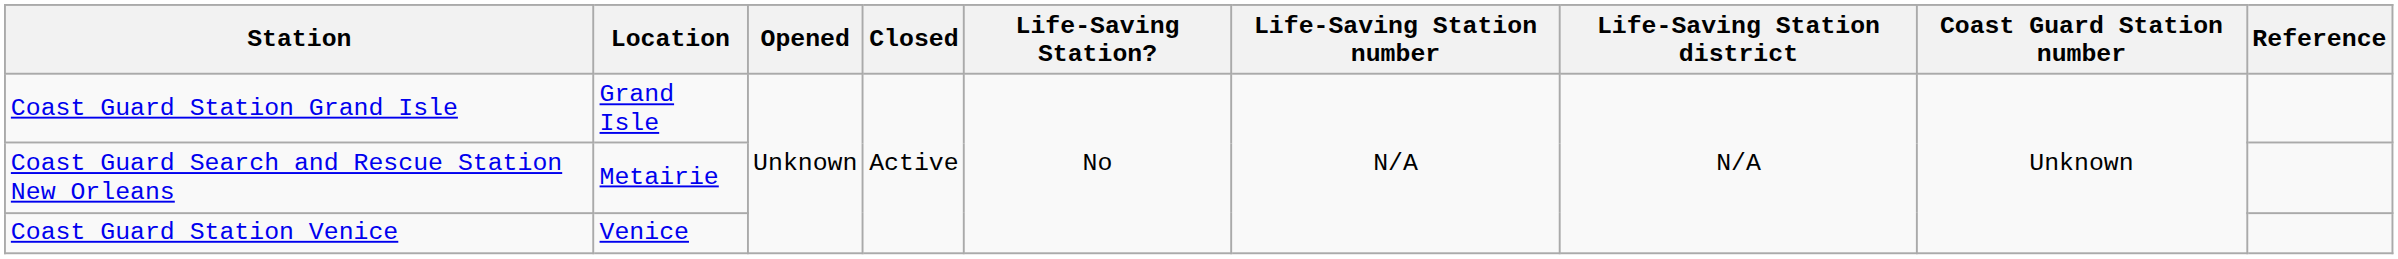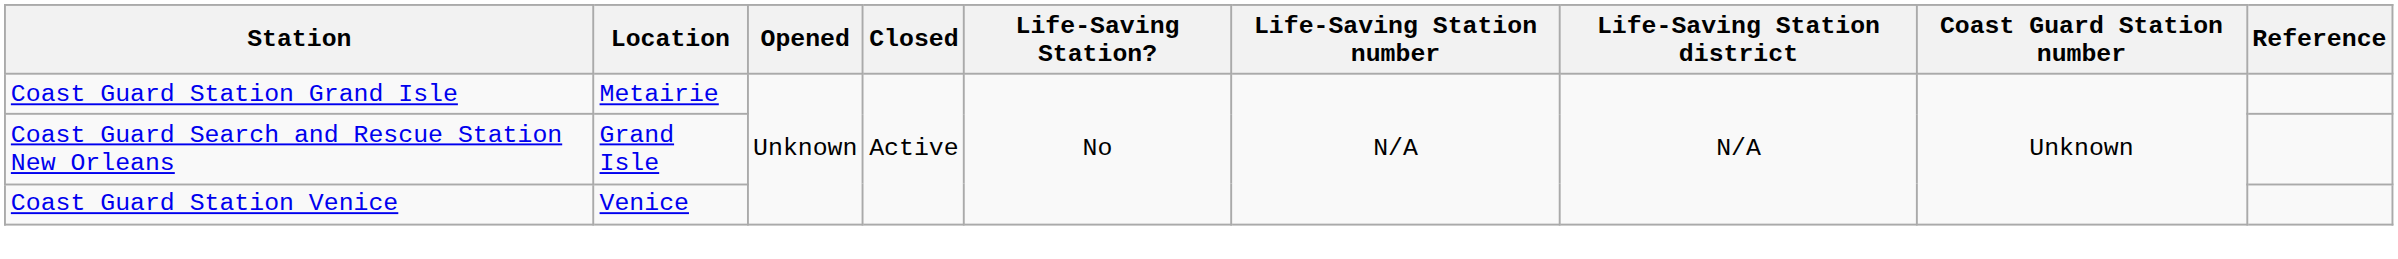(637, 109) Grand Isle -> (659, 94) Metairie
(659, 178) Metairie -> (637, 149) Grand Isle
